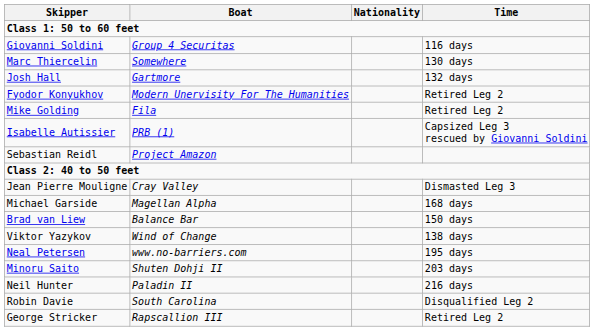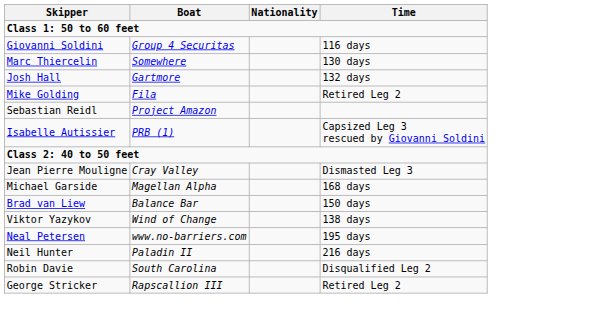- row: (55, 94)
rows swapped: (61, 133) <-> (52, 155)
- row: (43, 269)
